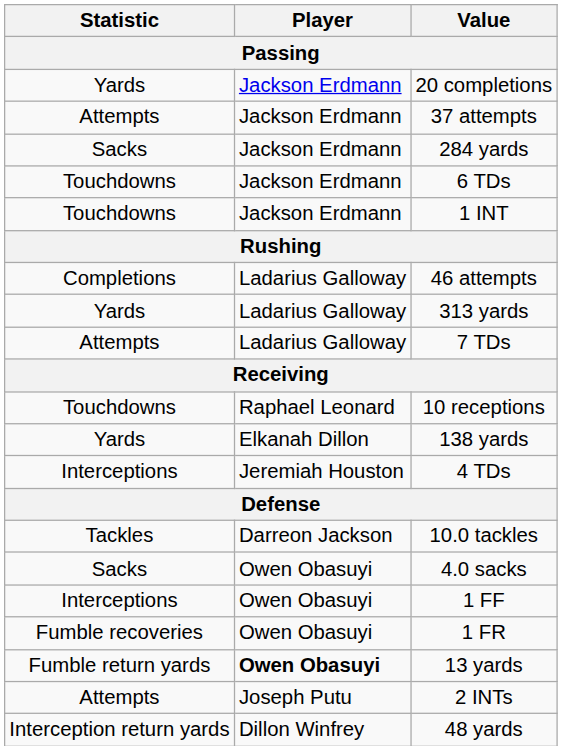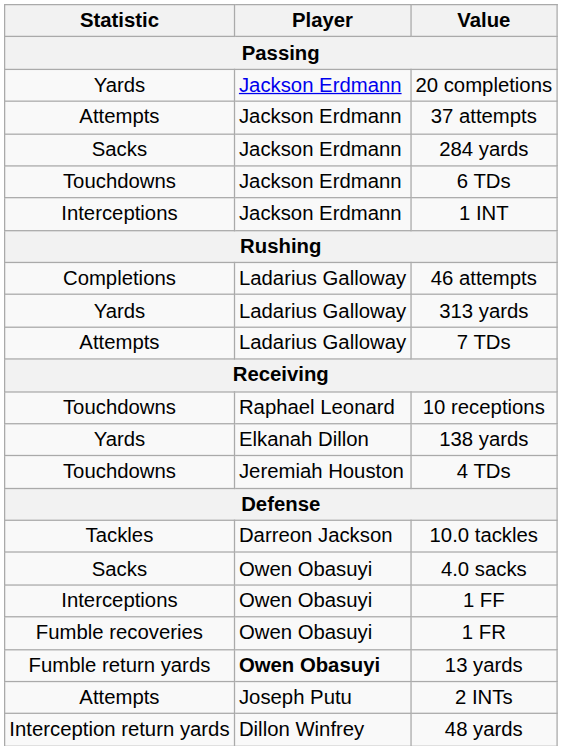(119, 213) Touchdowns -> (119, 213) Interceptions
(119, 471) Interceptions -> (119, 471) Touchdowns
